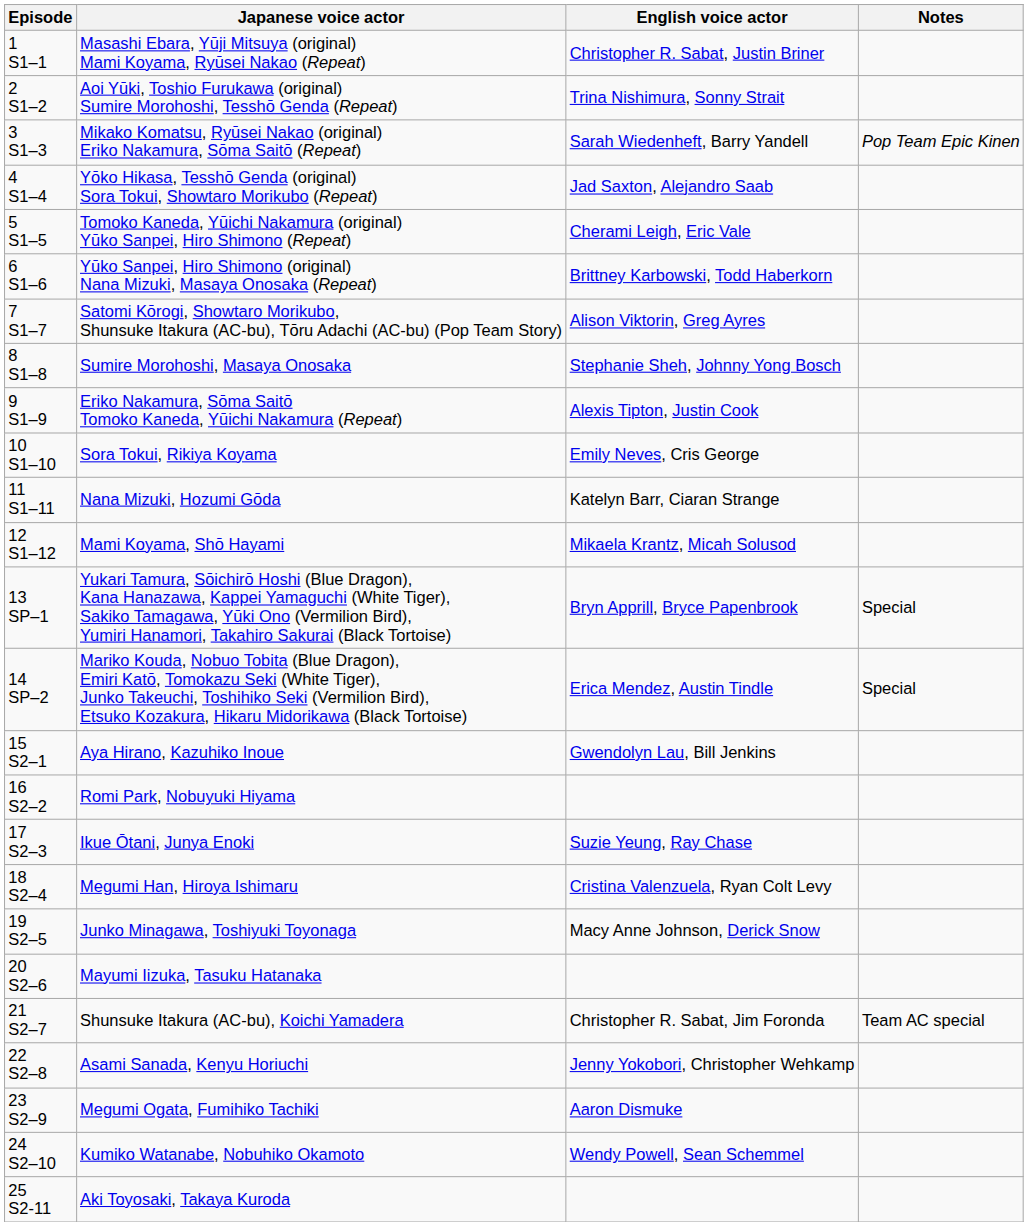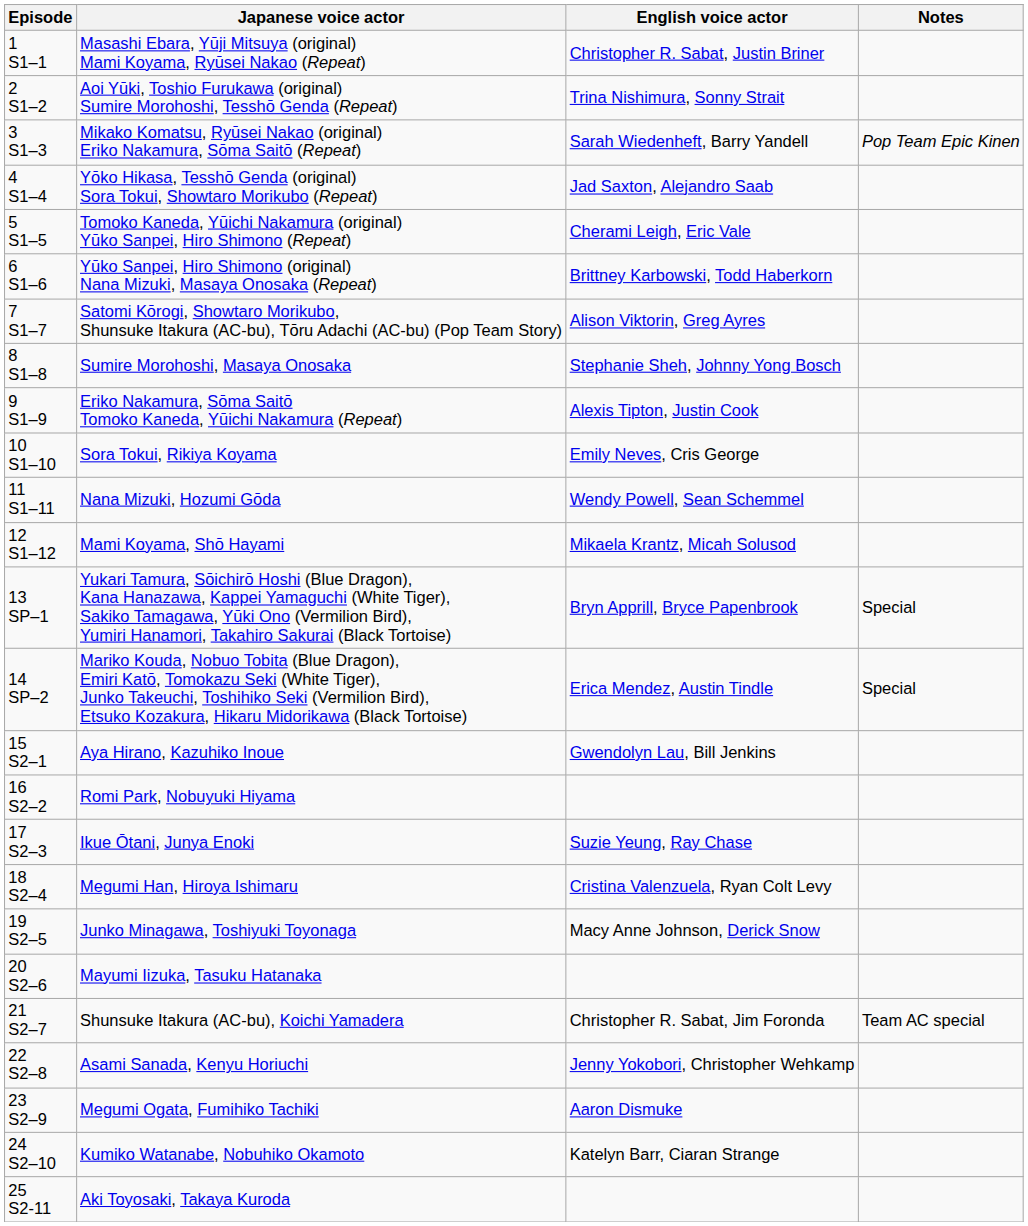(675, 499) Katelyn Barr, Ciaran Strange -> (687, 499) Wendy Powell, Sean Schemmel
(687, 1154) Wendy Powell, Sean Schemmel -> (675, 1154) Katelyn Barr, Ciaran Strange
